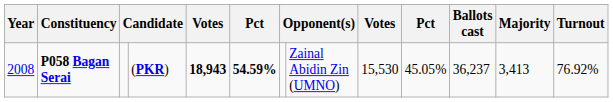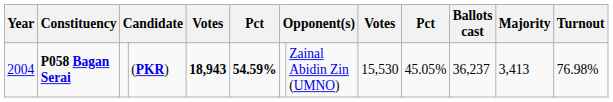(21, 69) 2008 -> (21, 69) 2004
(578, 69) 76.92% -> (578, 69) 76.98%
